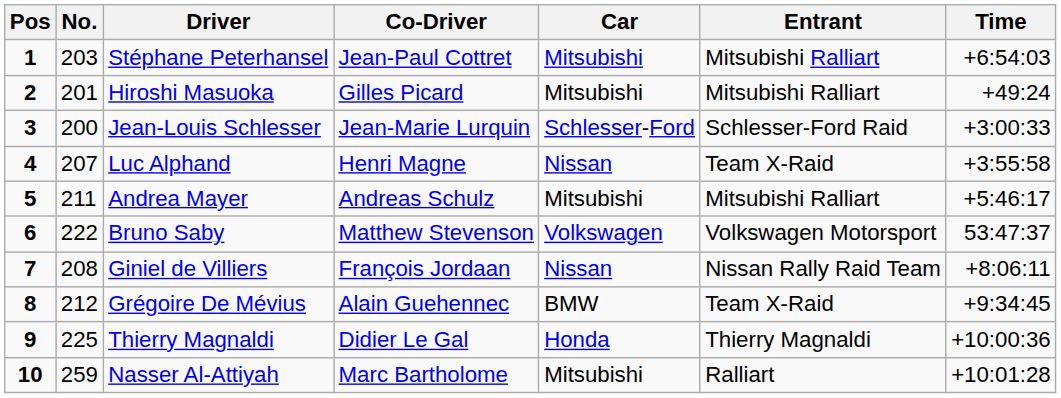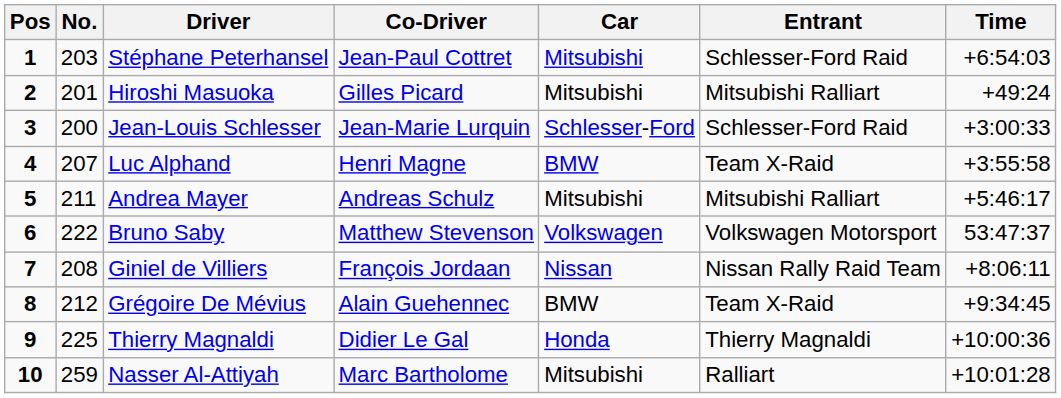(792, 57) Mitsubishi Ralliart -> (807, 57) Schlesser-Ford Raid
(578, 163) Nissan -> (571, 163) BMW
